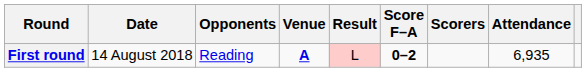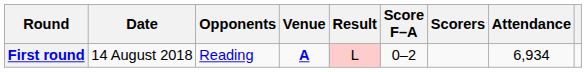(404, 55) bold -> (404, 55) normal
(531, 55) 6,935 -> (531, 55) 6,934
